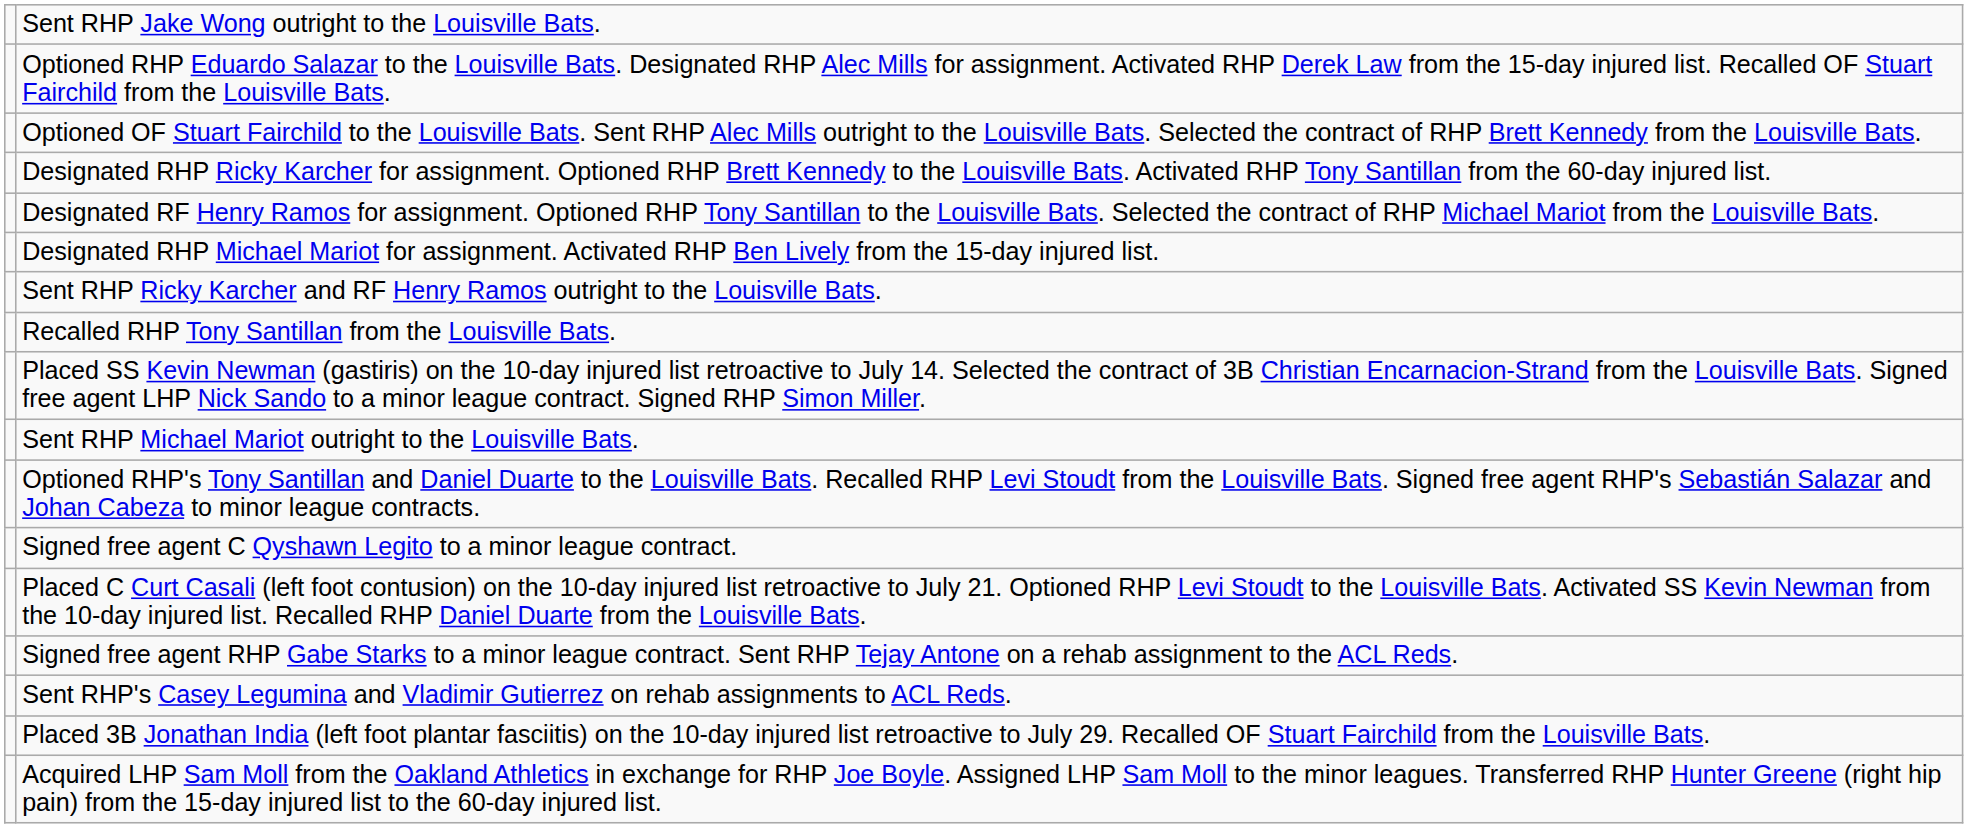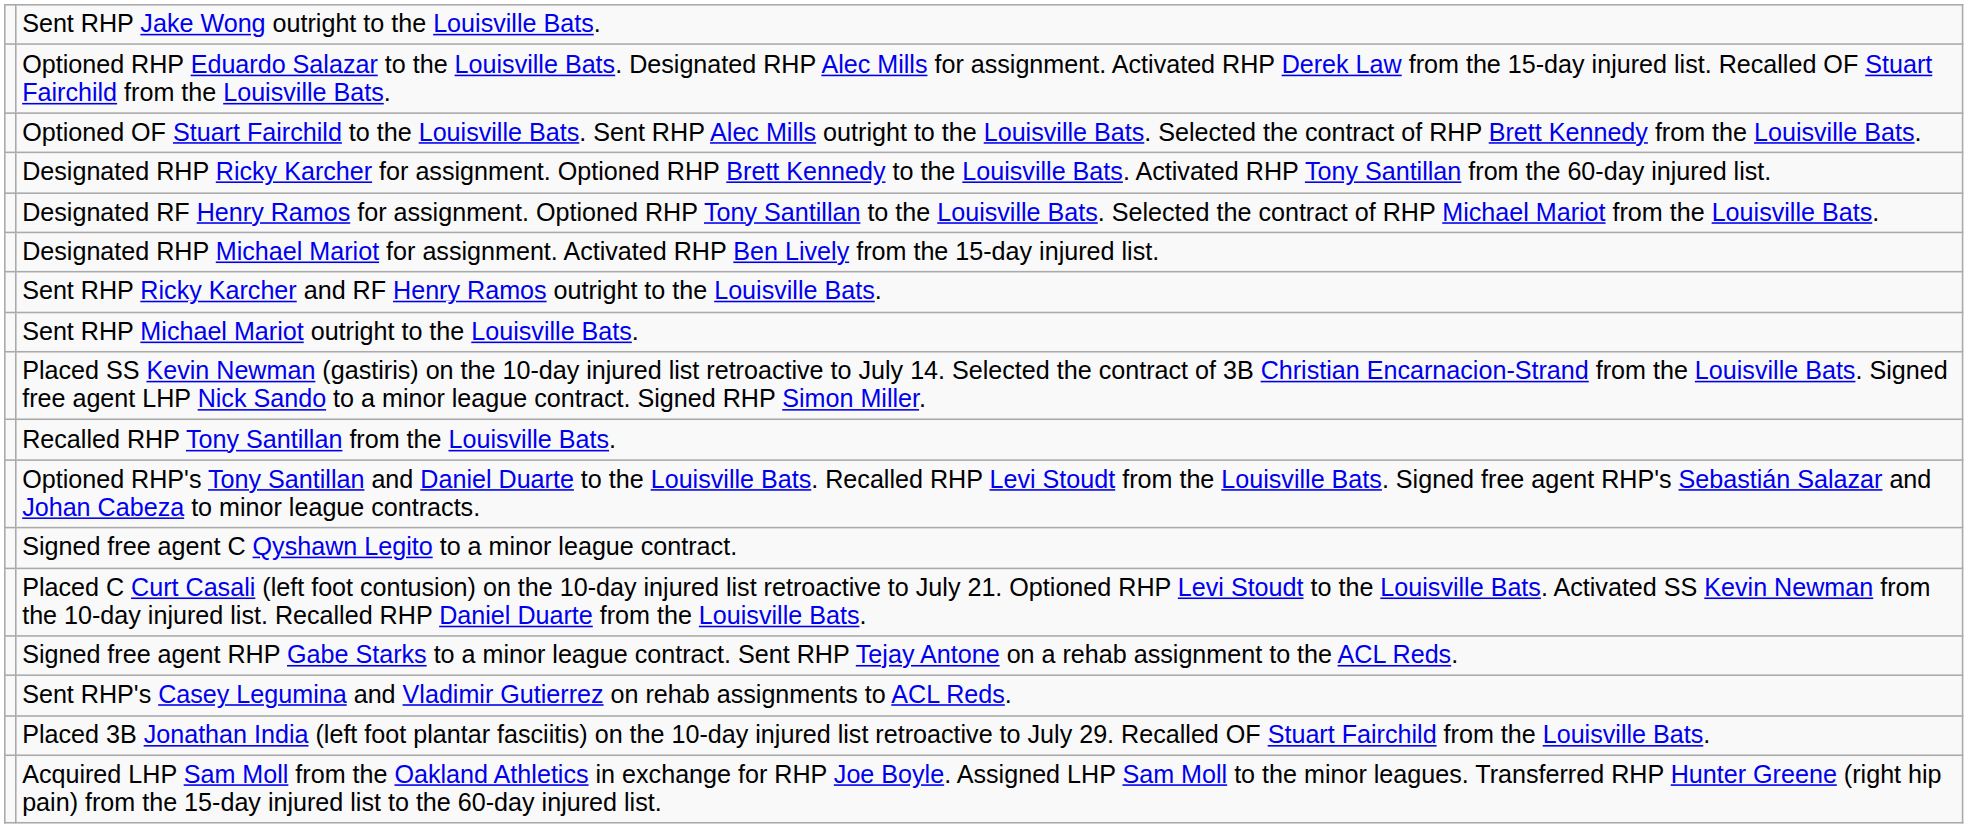rows swapped: (330, 439) <-> (319, 331)
